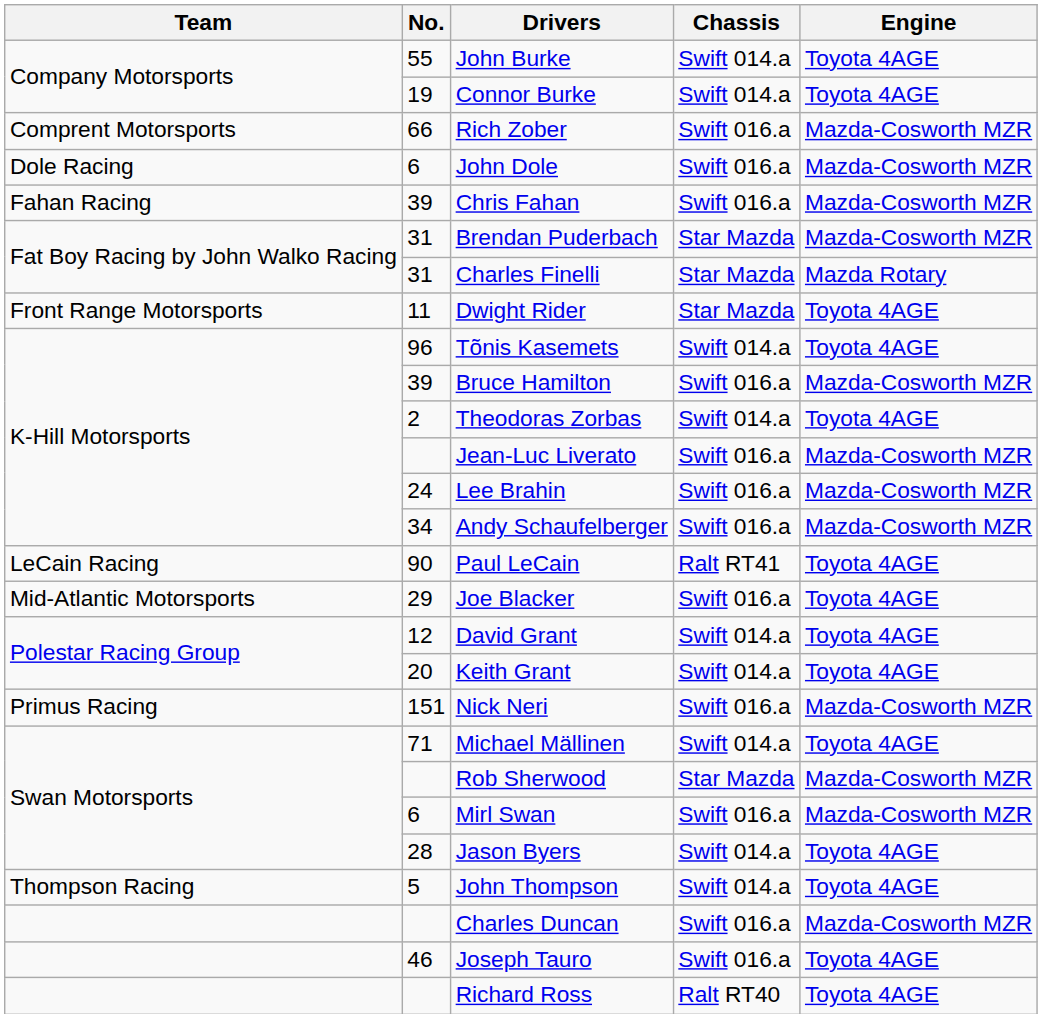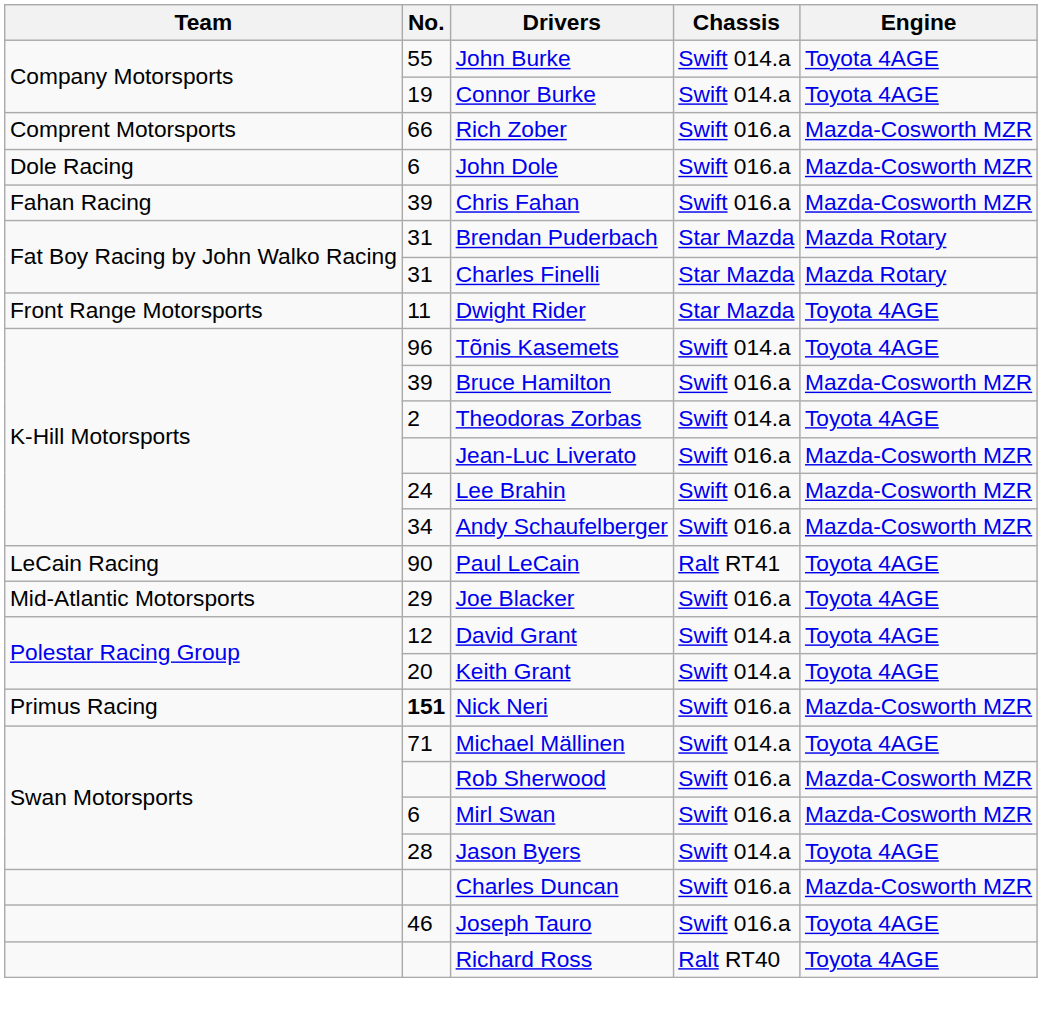(919, 238) Mazda-Cosworth MZR -> (876, 238) Mazda Rotary
(426, 707) normal -> (426, 707) bold
(736, 779) Star Mazda -> (735, 779) Swift 016.a
- row: (537, 887)
